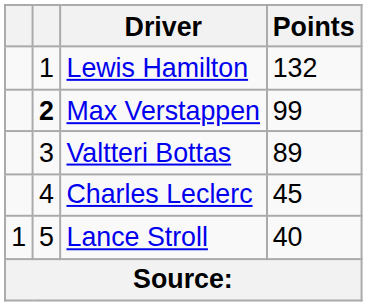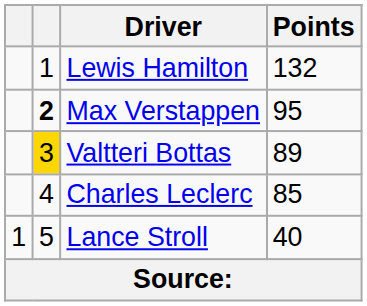(288, 110) 99 -> (288, 110) 95
(46, 152) no background -> (46, 152) gold background
(288, 195) 45 -> (288, 195) 85
